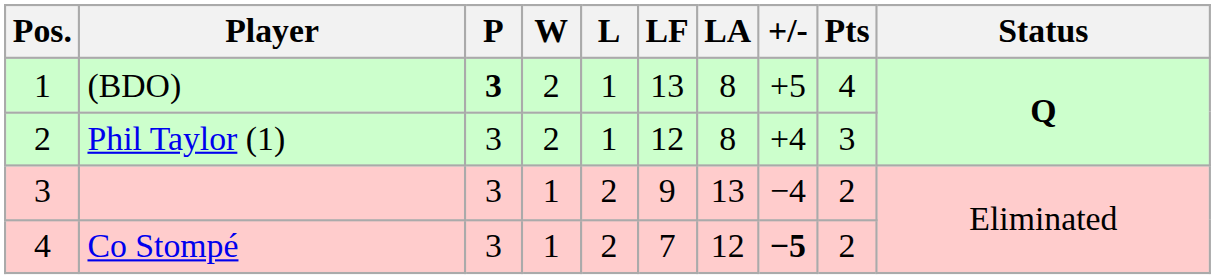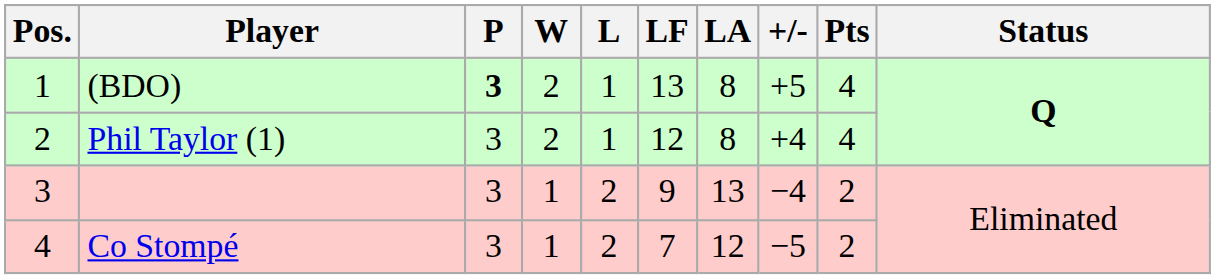(847, 138) 3 -> (847, 138) 4
(788, 245) bold -> (788, 245) normal
